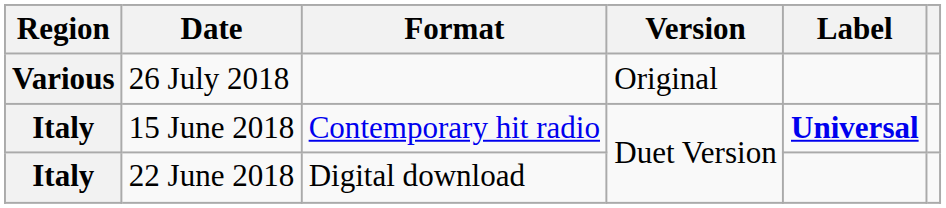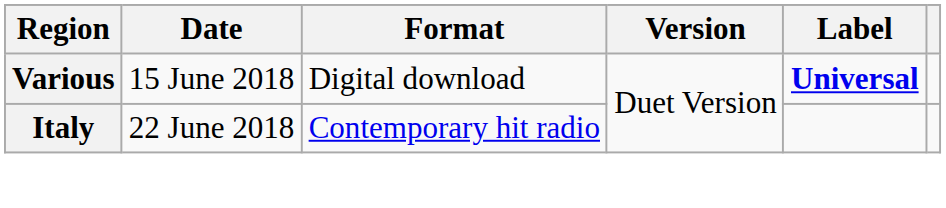- row: (209, 78)
(63, 127) Italy -> (63, 78) Various
(454, 127) Contemporary hit radio -> (417, 78) Digital download
(417, 176) Digital download -> (454, 127) Contemporary hit radio
